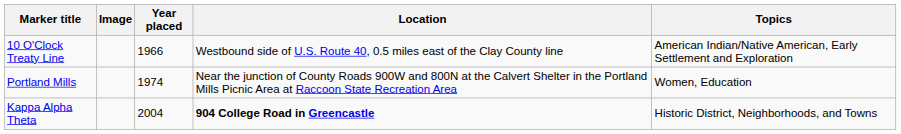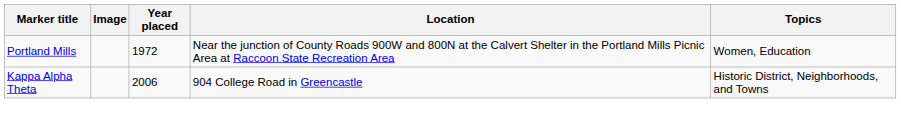- row: (36, 51)
(150, 82) 1974 -> (145, 51) 1972
(150, 113) 2004 -> (145, 82) 2006
(285, 113) bold -> (278, 82) normal
